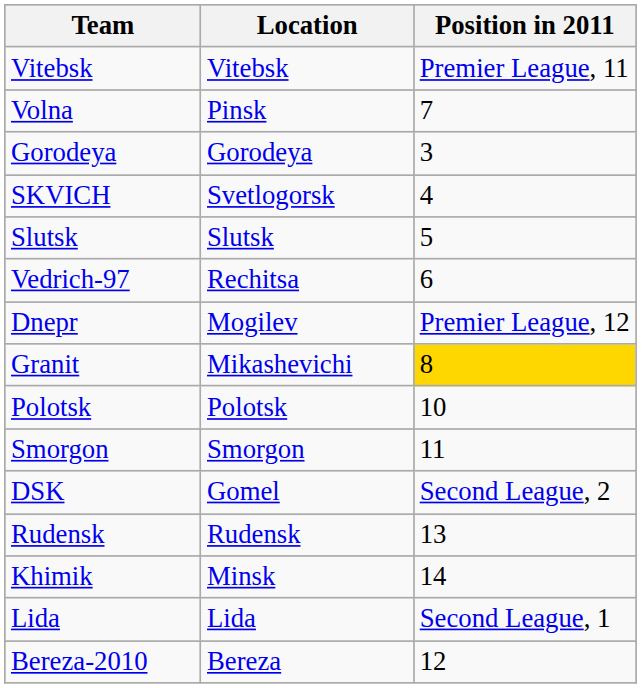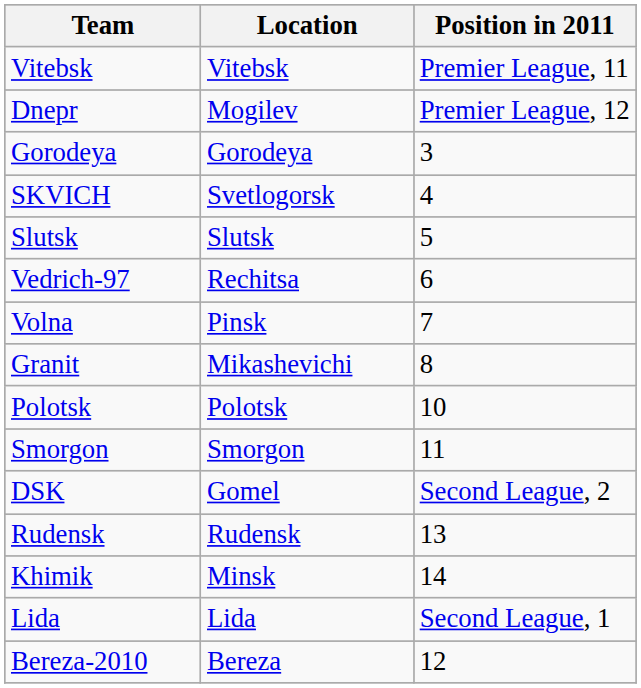rows swapped: (44, 322) <-> (42, 110)
(426, 364) gold background -> (426, 364) no background
